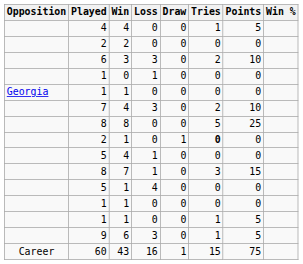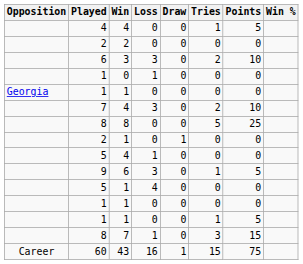(218, 140) bold -> (218, 140) normal
rows swapped: (104, 236) <-> (104, 172)
